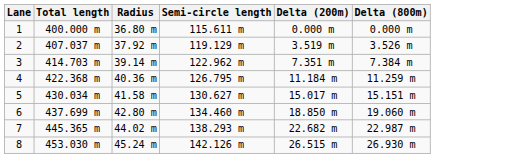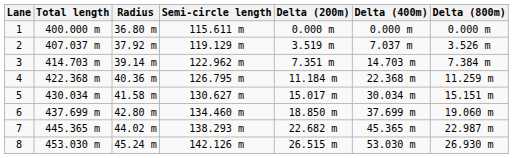+ column: (391, 13)
